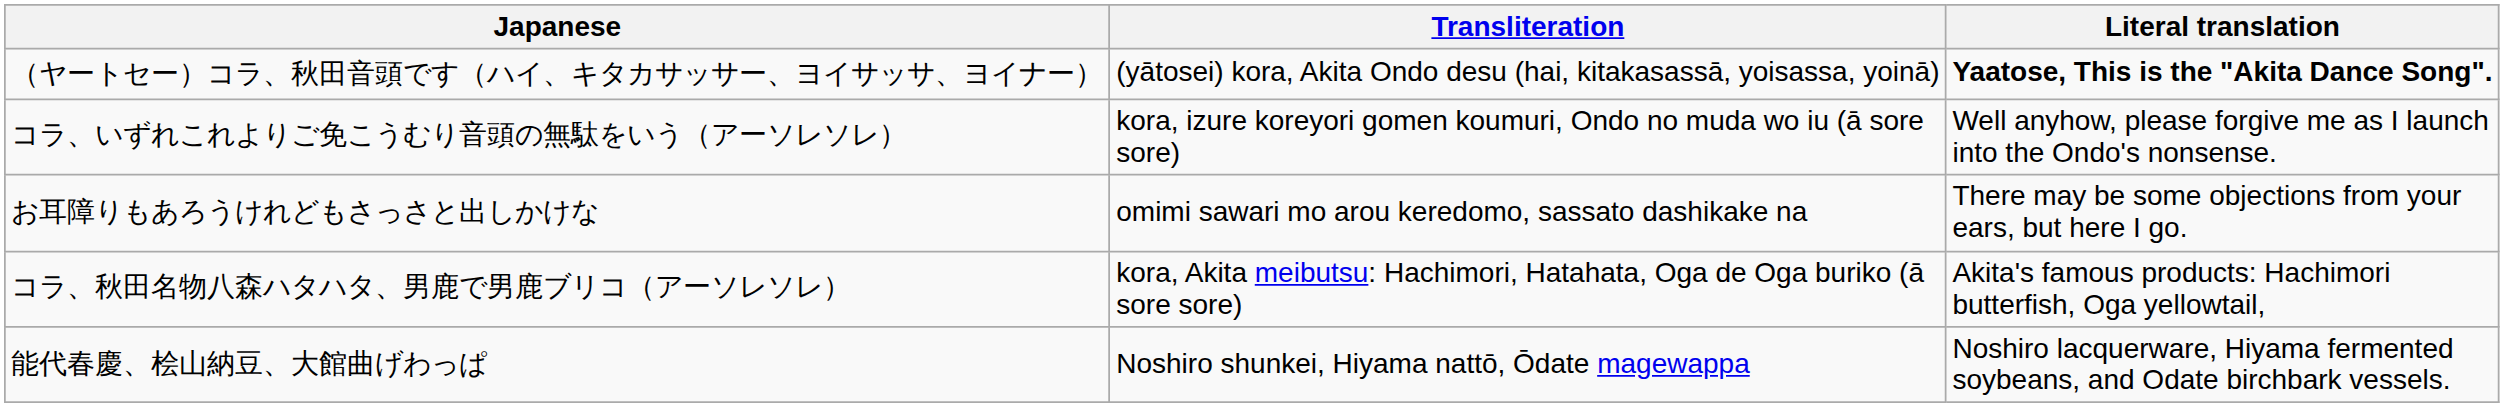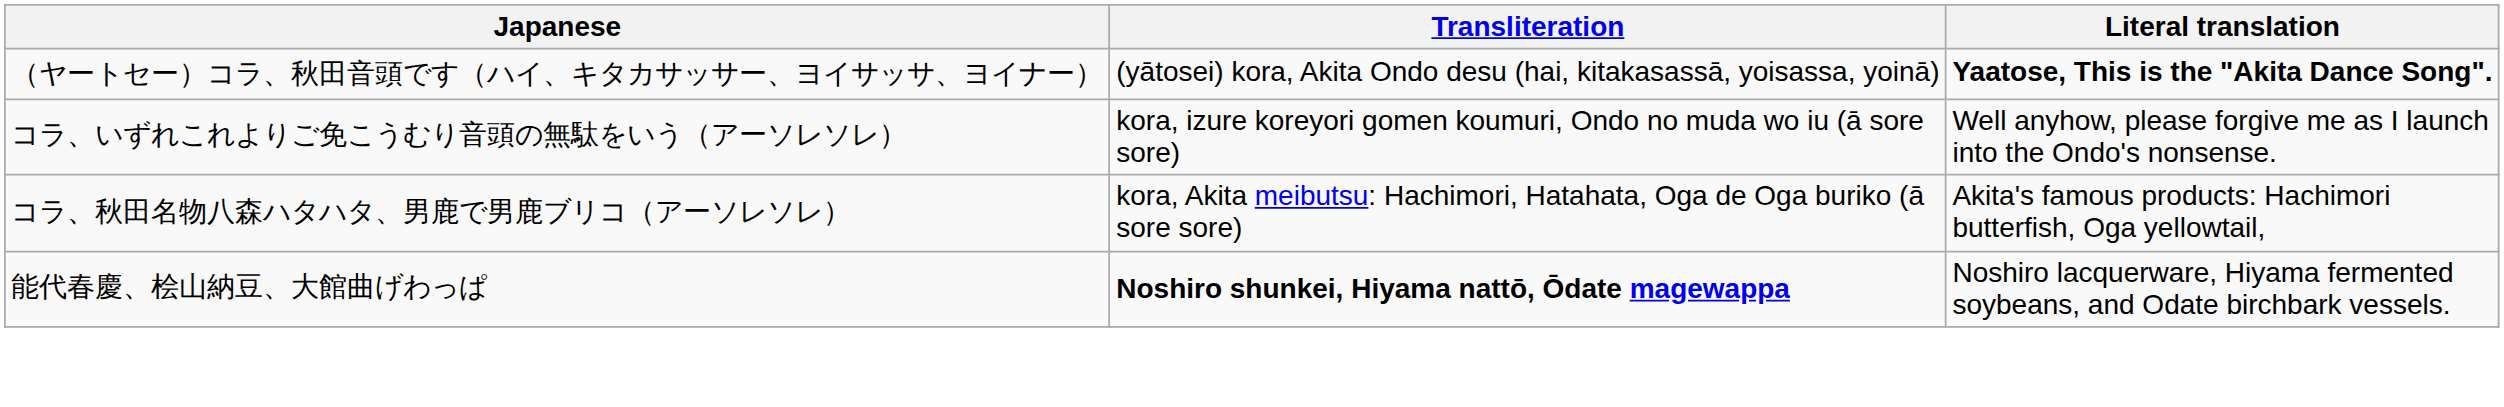- row: (305, 211)
(1433, 364) normal -> (1453, 288) bold
